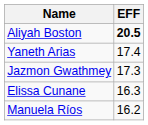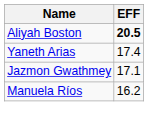(129, 71) 17.3 -> (129, 71) 17.1
- row: (46, 91)
